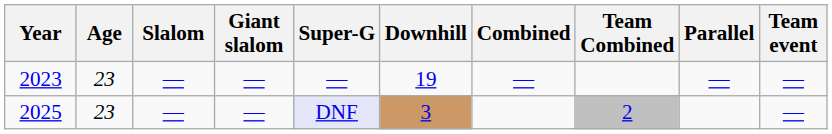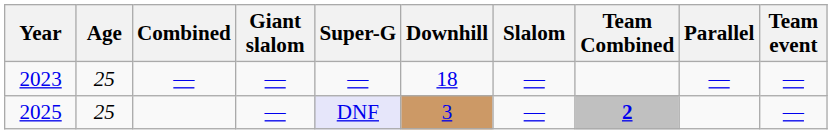columns swapped: (173, 33) <-> (524, 33)
(104, 78) 23 -> (104, 78) 25
(426, 78) 19 -> (447, 78) 18
(104, 111) 23 -> (104, 111) 25
(627, 111) normal -> (627, 111) bold
